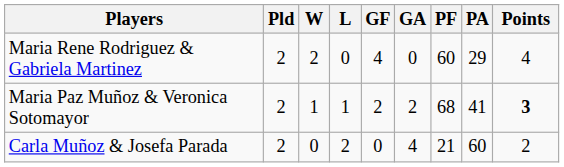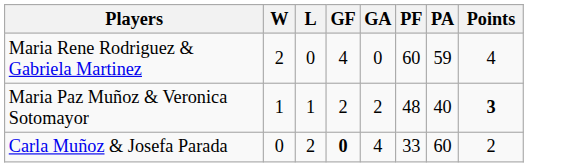- column: (281, 18)
(477, 58) 29 -> (443, 58) 59
(446, 107) 68 -> (411, 107) 48
(477, 107) 41 -> (443, 107) 40
(378, 146) normal -> (343, 146) bold
(446, 146) 21 -> (411, 146) 33
